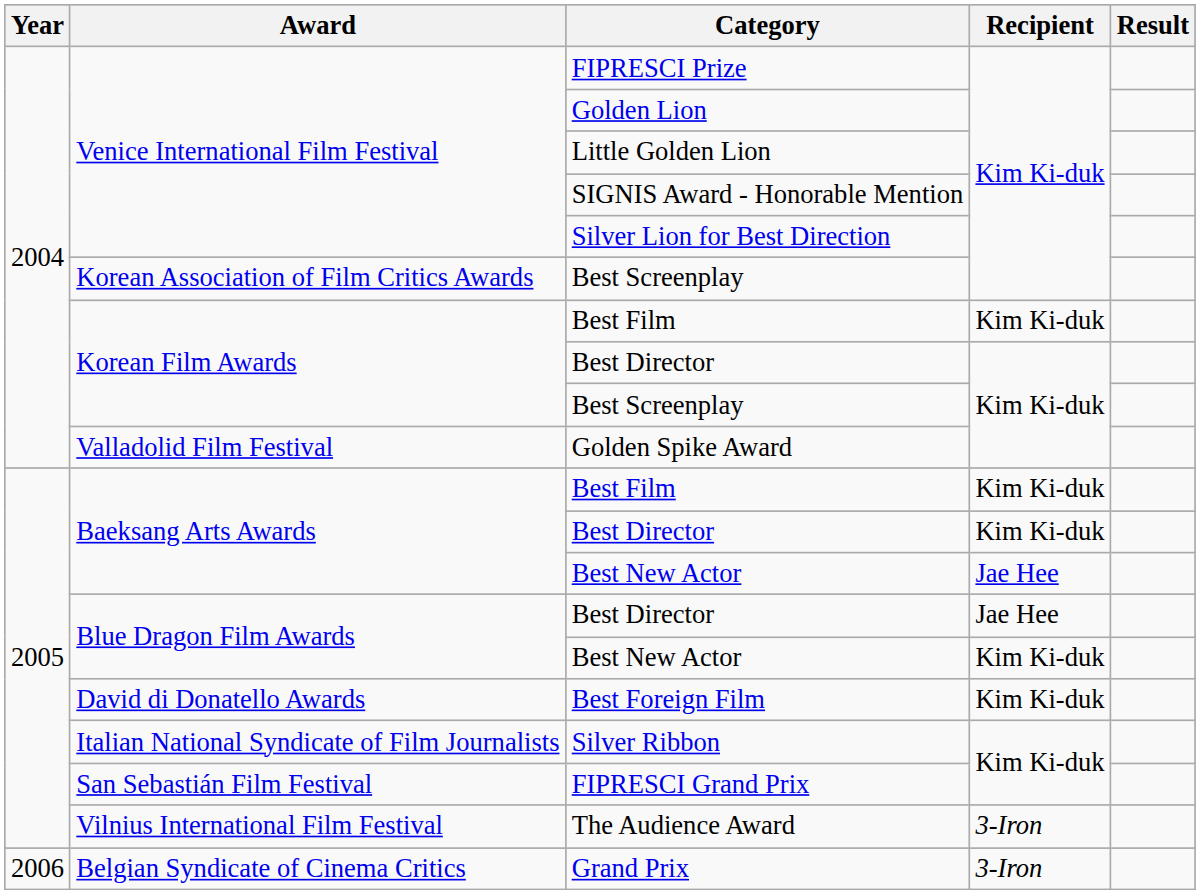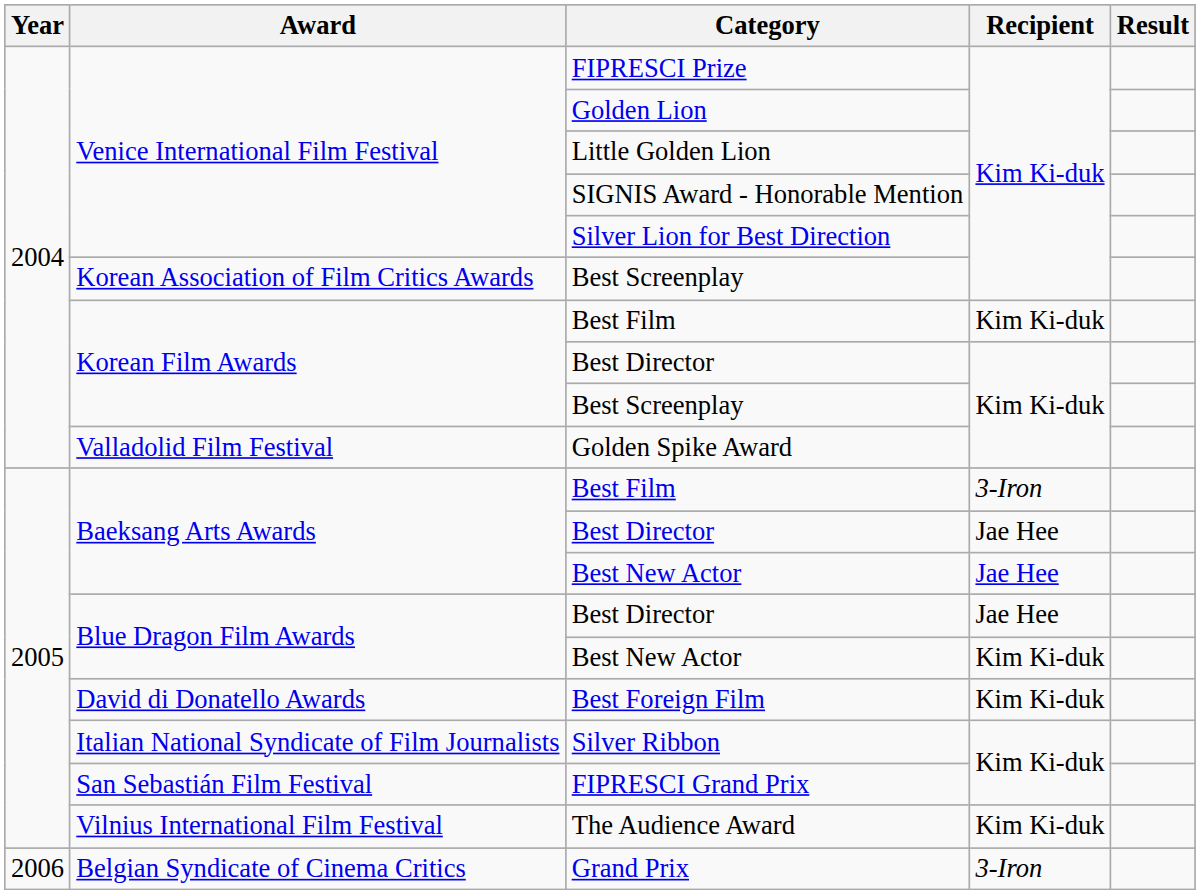(1040, 488) Kim Ki-duk -> (1009, 488) 3-Iron
(1040, 531) Kim Ki-duk -> (1017, 531) Jae Hee
(1009, 825) 3-Iron -> (1040, 825) Kim Ki-duk
